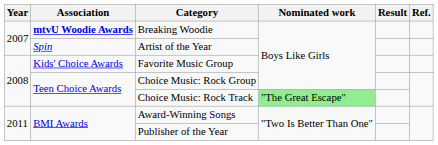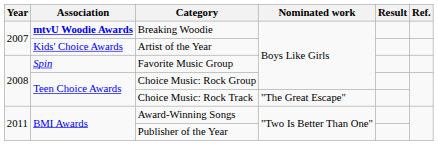(43, 47) Spin -> (78, 47) Kids' Choice Awards
(78, 64) Kids' Choice Awards -> (43, 64) Spin
(303, 98) lightgreen background -> (303, 98) no background
